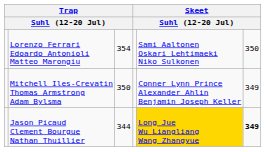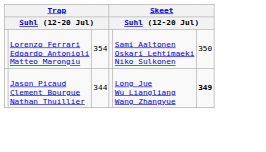- row: (61, 93)
(169, 132) gold background -> (145, 93) no background
